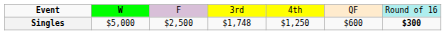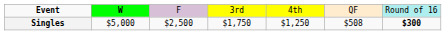(237, 24) $1,748 -> (237, 24) $1,750
(353, 24) $600 -> (353, 24) $508
